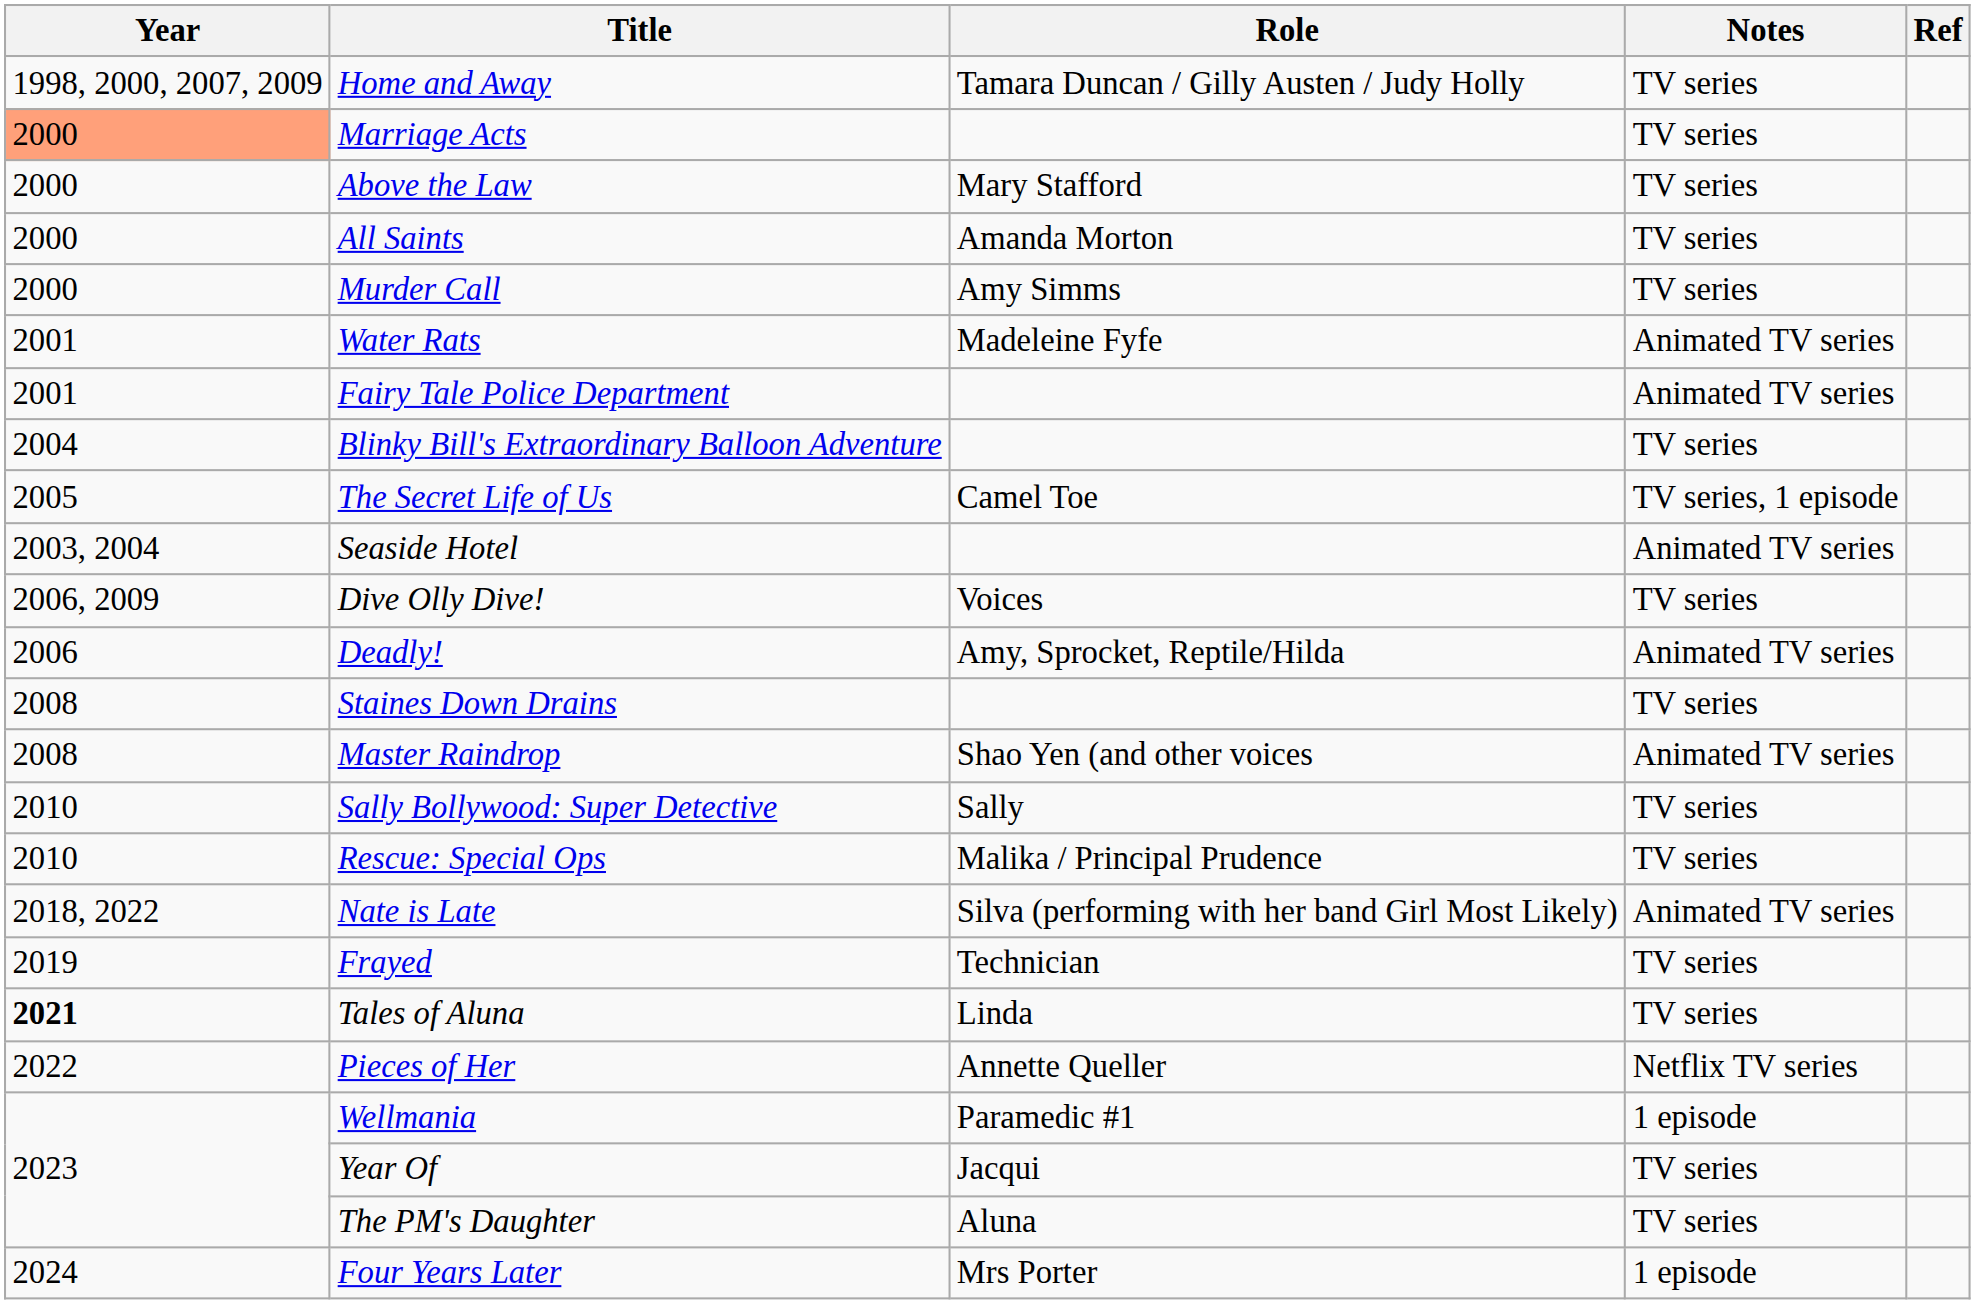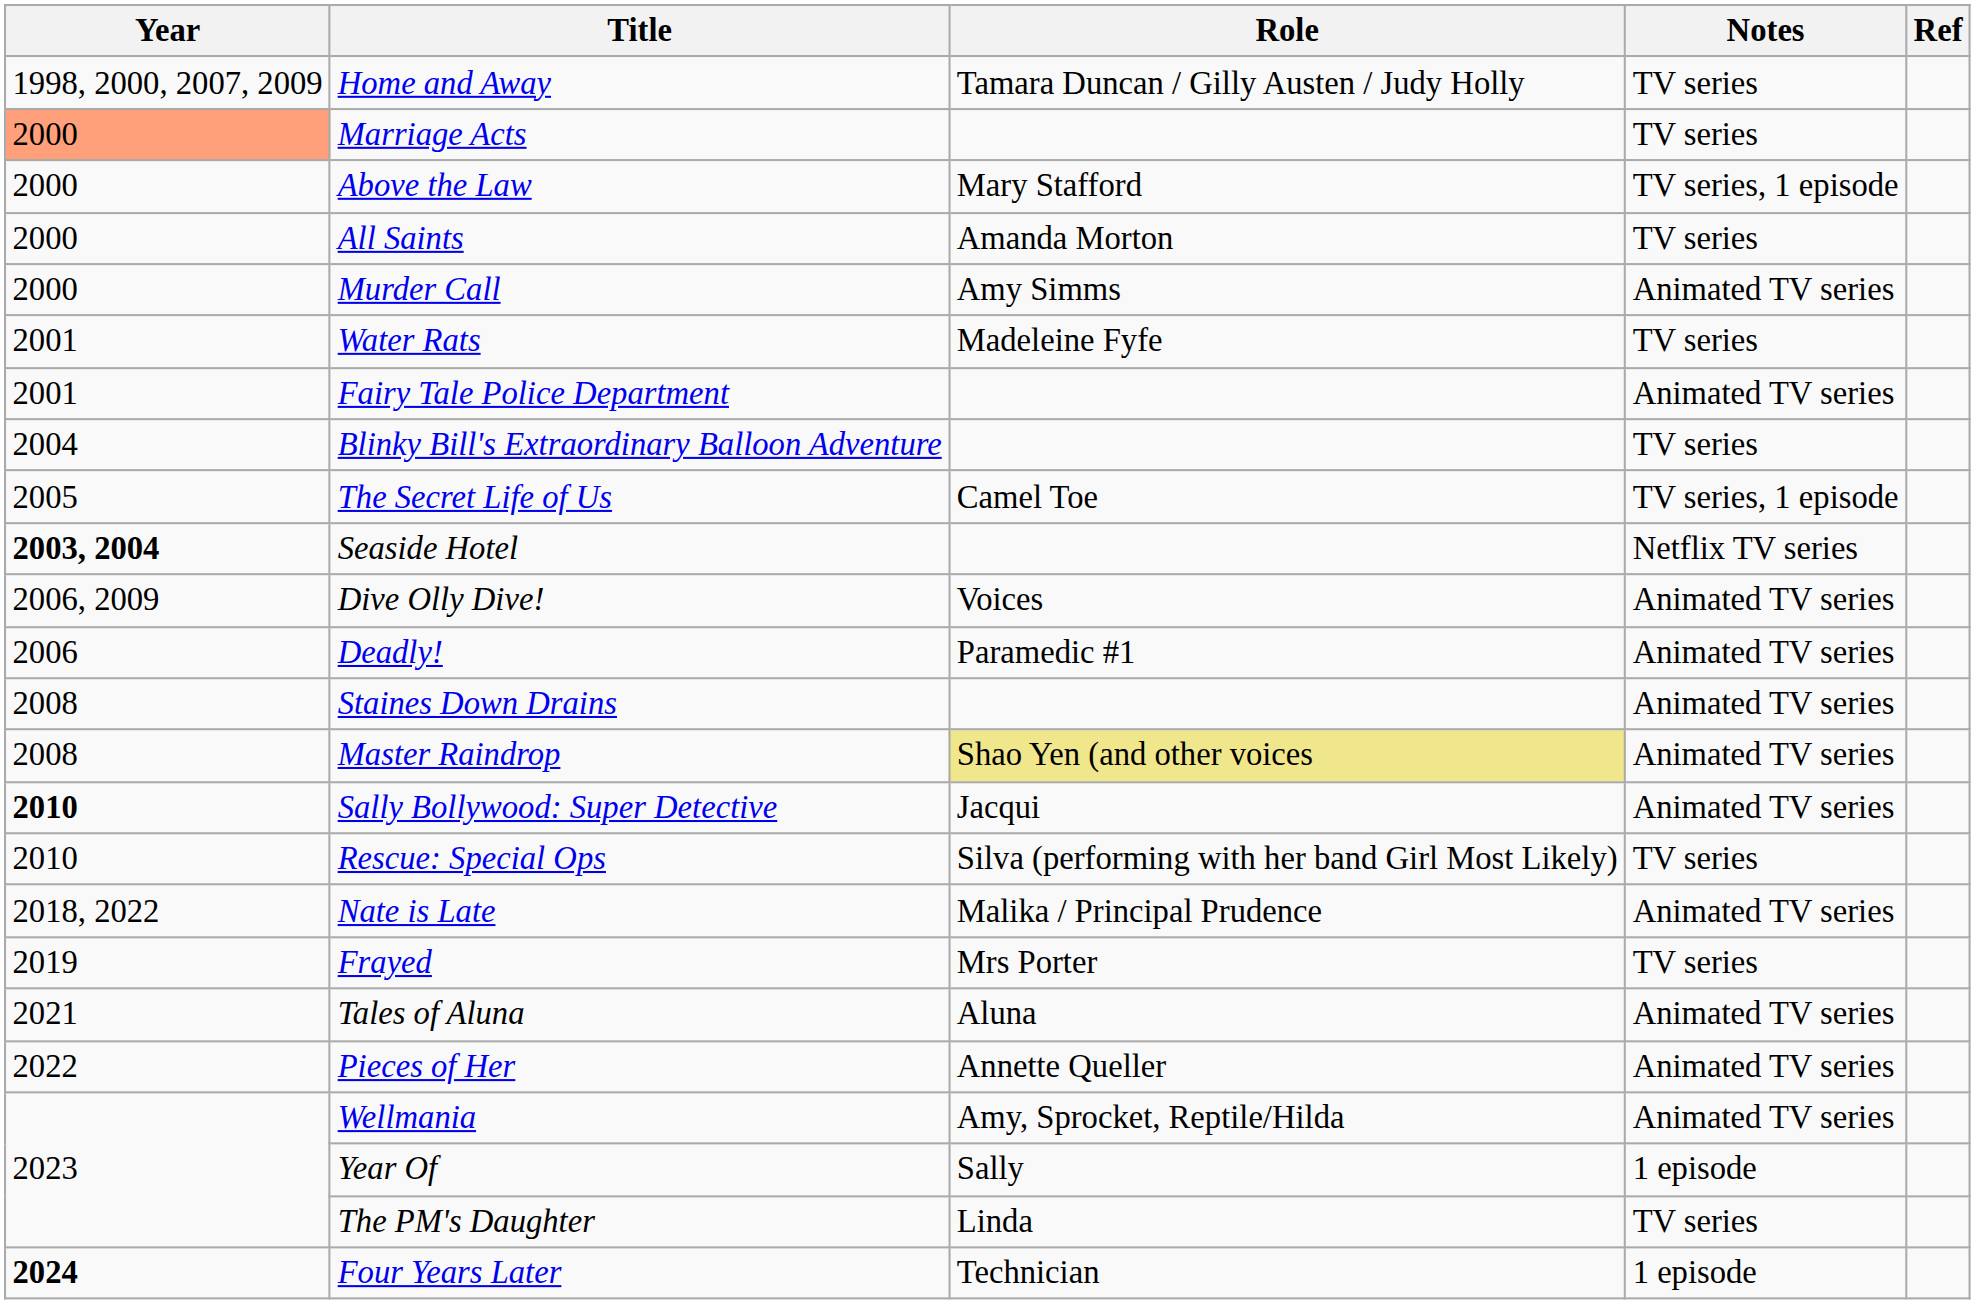(1695, 185) TV series -> (1766, 185) TV series, 1 episode
(1695, 289) TV series -> (1763, 289) Animated TV series
(1763, 340) Animated TV series -> (1695, 340) TV series
(86, 548) normal -> (86, 548) bold
(1763, 548) Animated TV series -> (1745, 548) Netflix TV series
(1695, 599) TV series -> (1763, 599) Animated TV series
(1151, 651) Amy, Sprocket, Reptile/Hilda -> (1046, 651) Paramedic #1
(1695, 703) TV series -> (1763, 703) Animated TV series
(1135, 755) no background -> (1135, 755) khaki background
(45, 806) normal -> (45, 806) bold
(990, 806) Sally -> (998, 806) Jacqui
(1695, 806) TV series -> (1763, 806) Animated TV series
(1139, 858) Malika / Principal Prudence -> (1287, 858) Silva (performing with her band Girl Most Likely)
(1287, 910) Silva (performing with her band Girl Most Likely) -> (1139, 910) Malika / Principal Prudence
(1028, 962) Technician -> (1027, 962) Mrs Porter
(45, 1013) bold -> (45, 1013) normal
(995, 1013) Linda -> (997, 1013) Aluna
(1695, 1013) TV series -> (1763, 1013) Animated TV series
(1745, 1065) Netflix TV series -> (1763, 1065) Animated TV series
(1046, 1117) Paramedic #1 -> (1151, 1117) Amy, Sprocket, Reptile/Hilda
(1695, 1117) 1 episode -> (1763, 1117) Animated TV series
(998, 1169) Jacqui -> (990, 1169) Sally
(1695, 1169) TV series -> (1695, 1169) 1 episode
(997, 1220) Aluna -> (995, 1220) Linda
(45, 1272) normal -> (45, 1272) bold
(1027, 1272) Mrs Porter -> (1028, 1272) Technician
